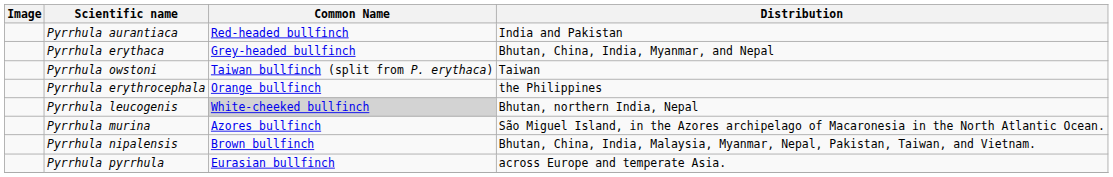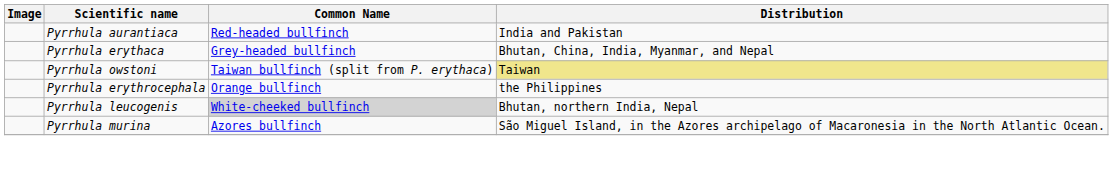(519, 70) no background -> (519, 70) khaki background
- row: (112, 144)
- row: (106, 163)
